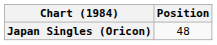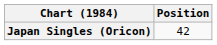(183, 31) 48 -> (183, 31) 42
